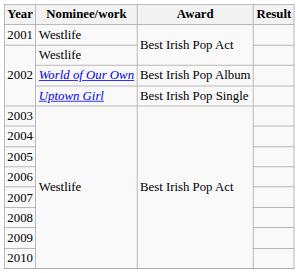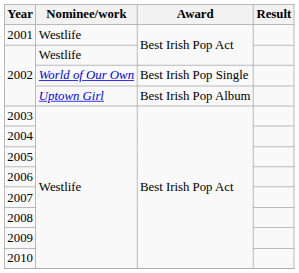(195, 75) Best Irish Pop Album -> (194, 75) Best Irish Pop Single
(194, 95) Best Irish Pop Single -> (195, 95) Best Irish Pop Album
